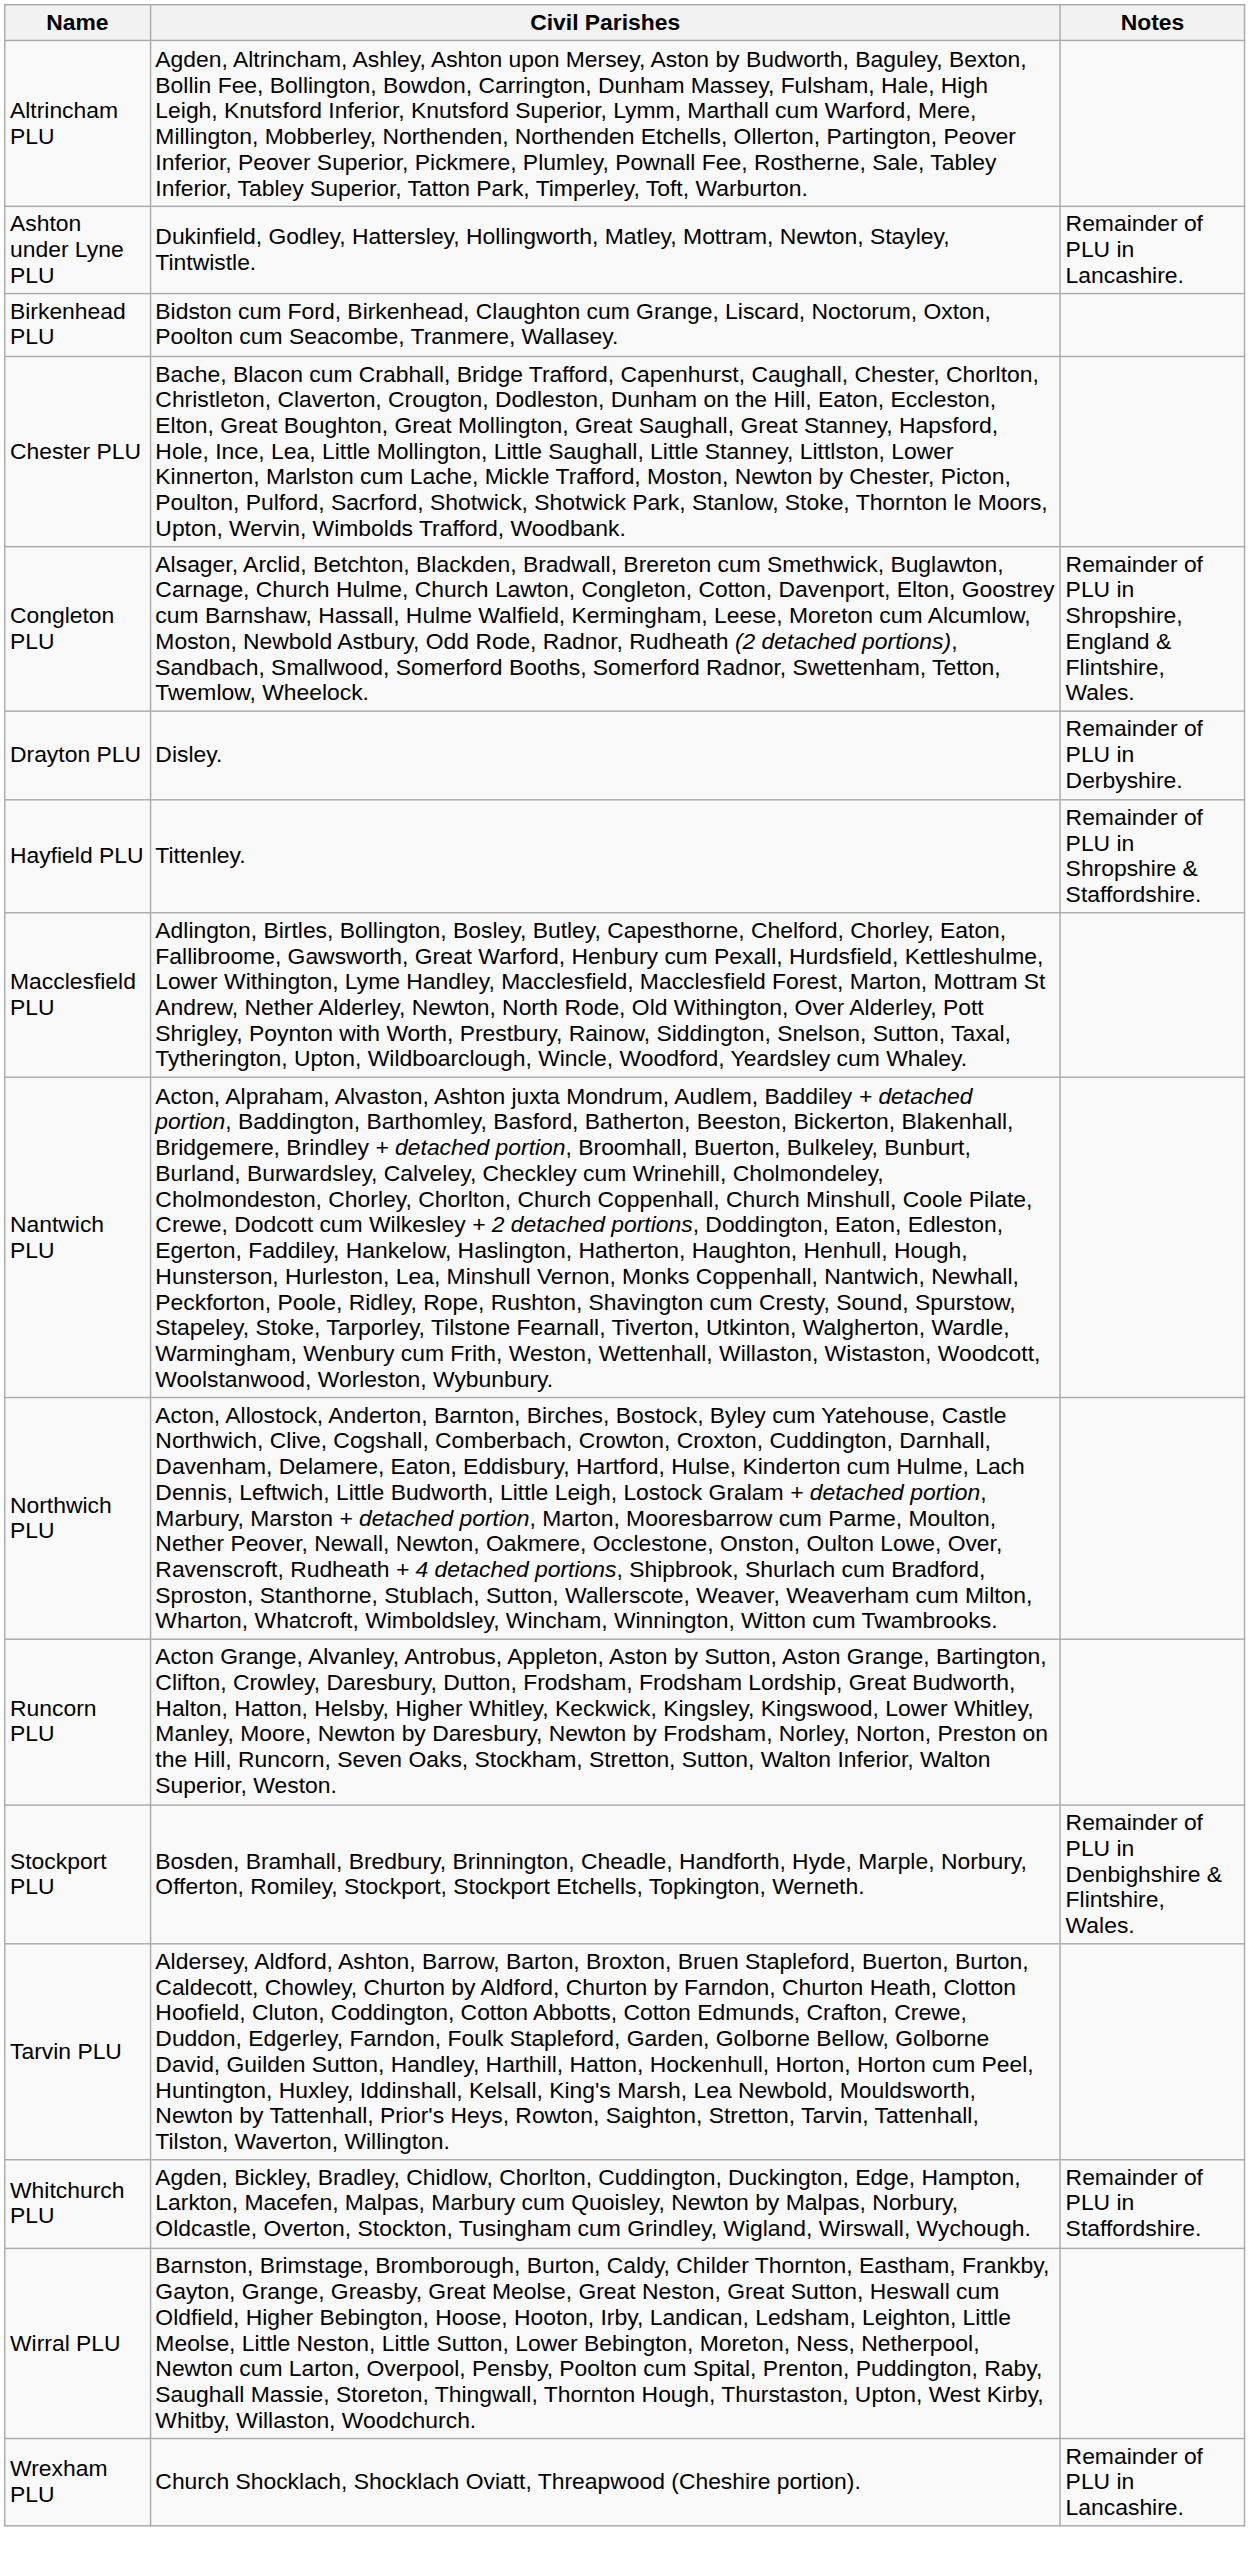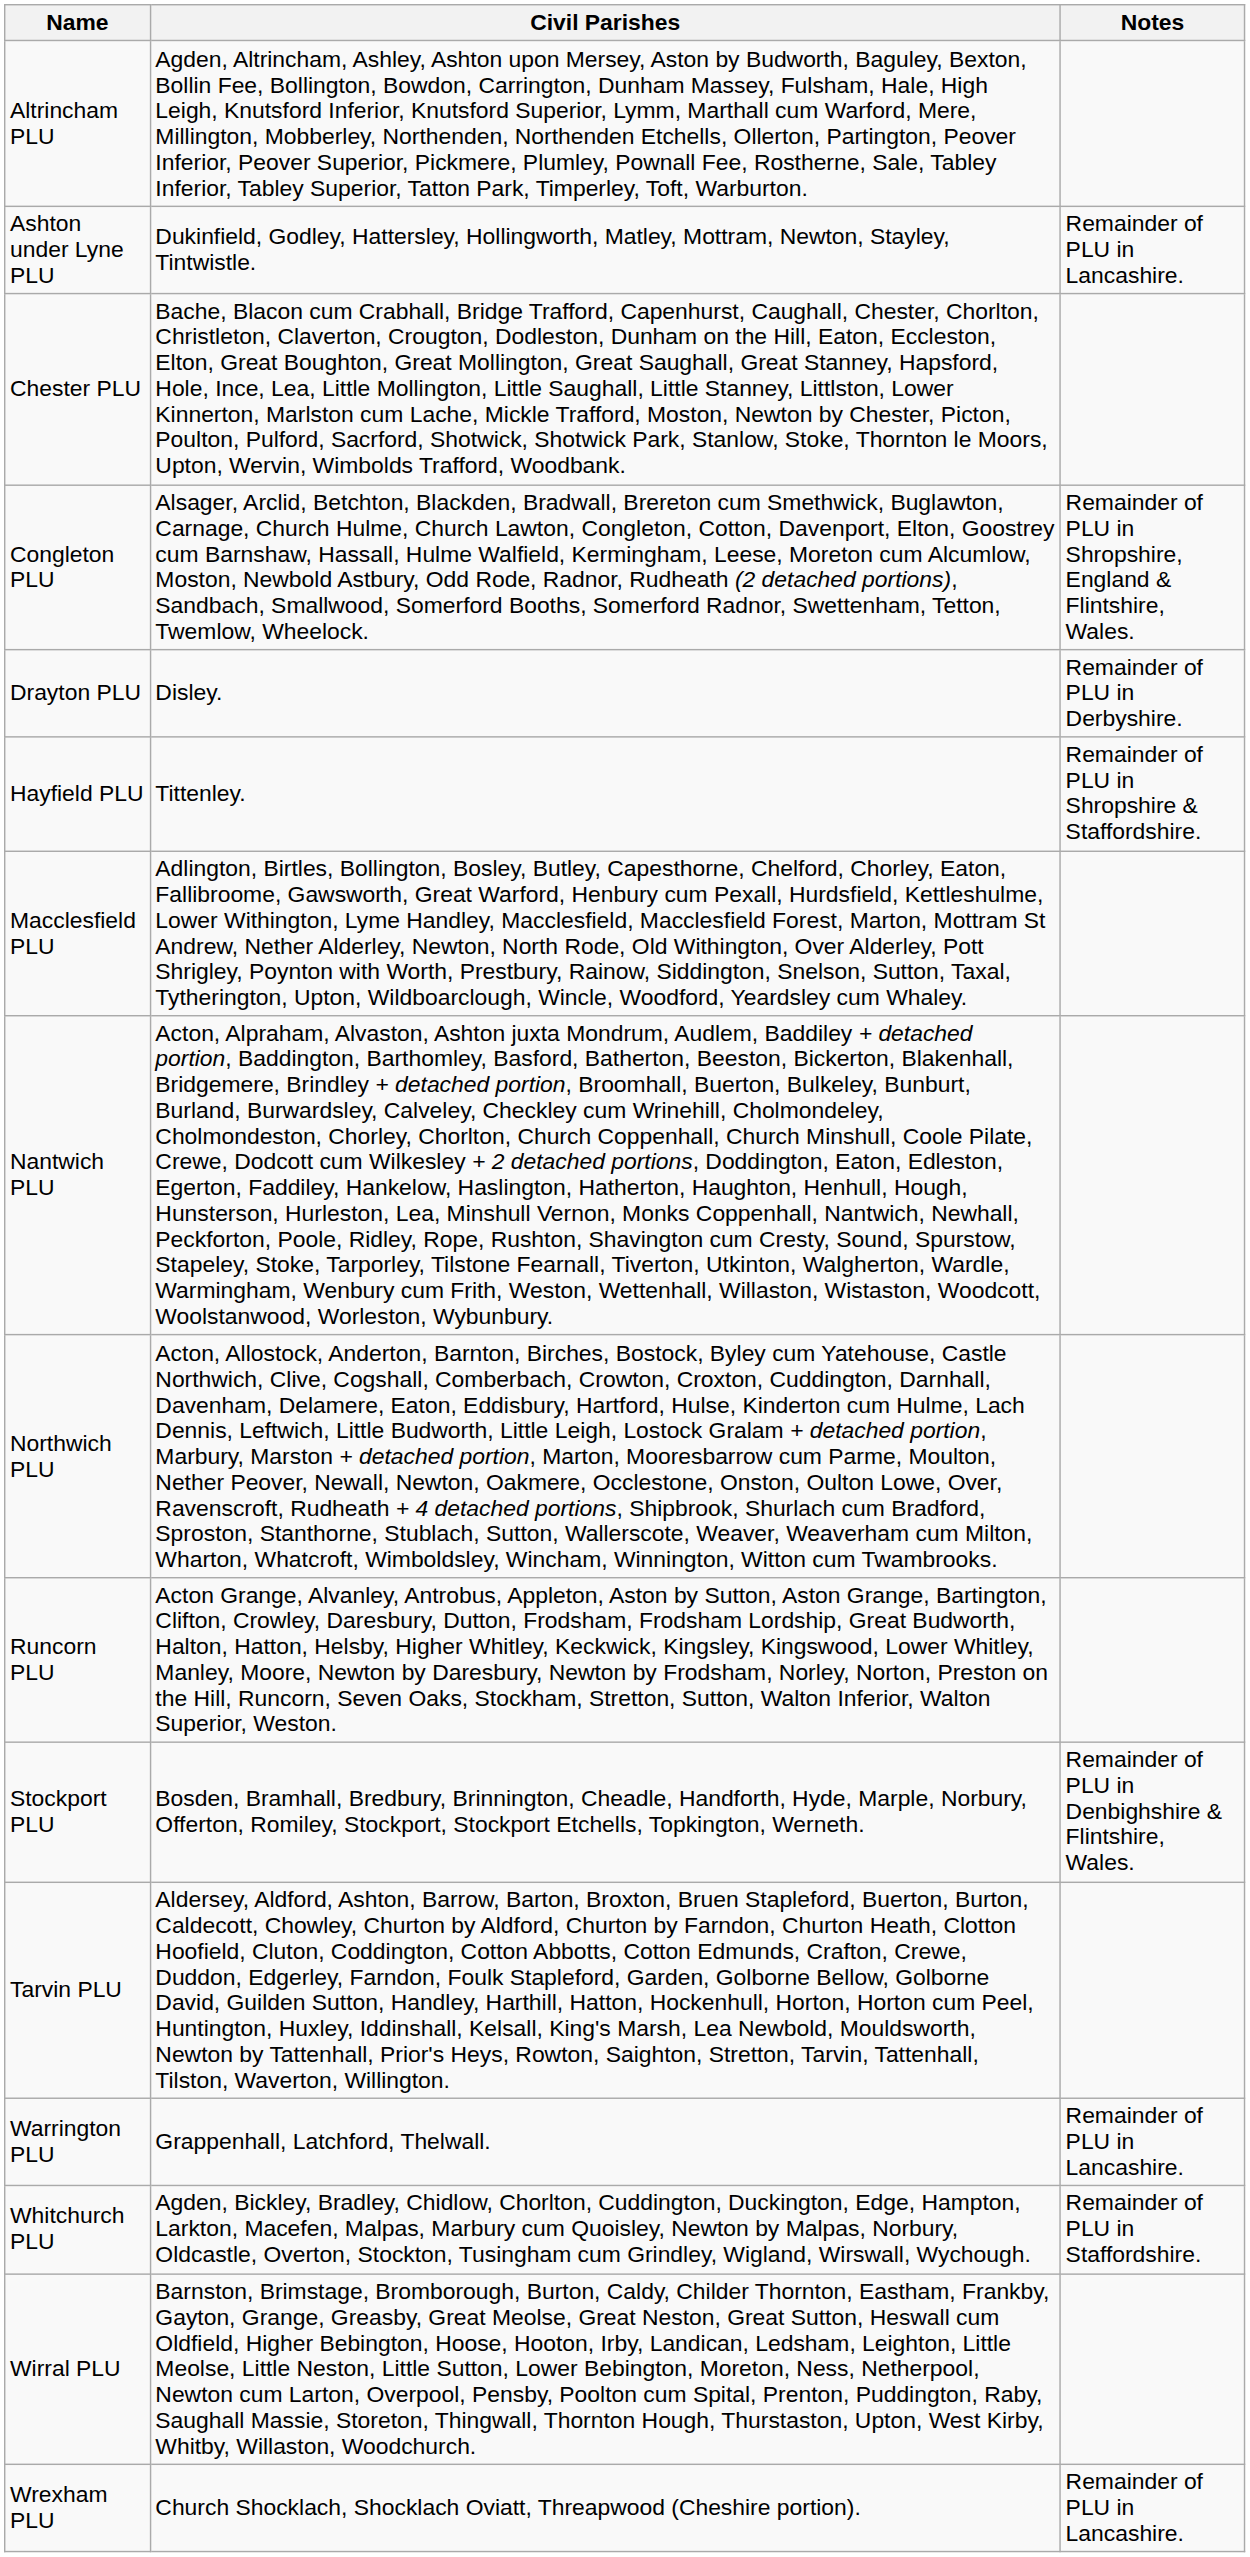- row: (68, 324)
+ row: (66, 2141)
